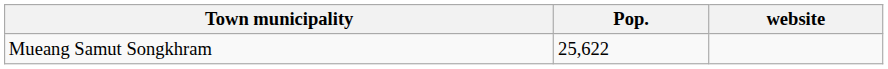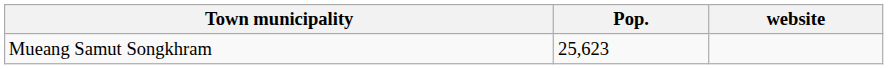(584, 48) 25,622 -> (584, 48) 25,623
